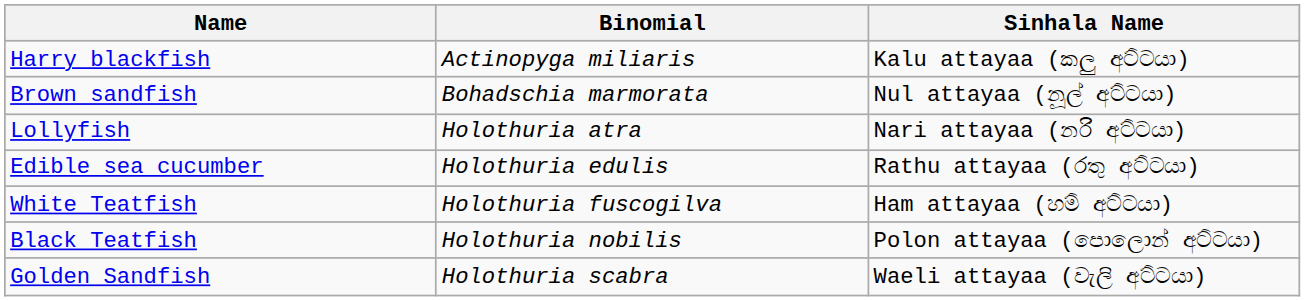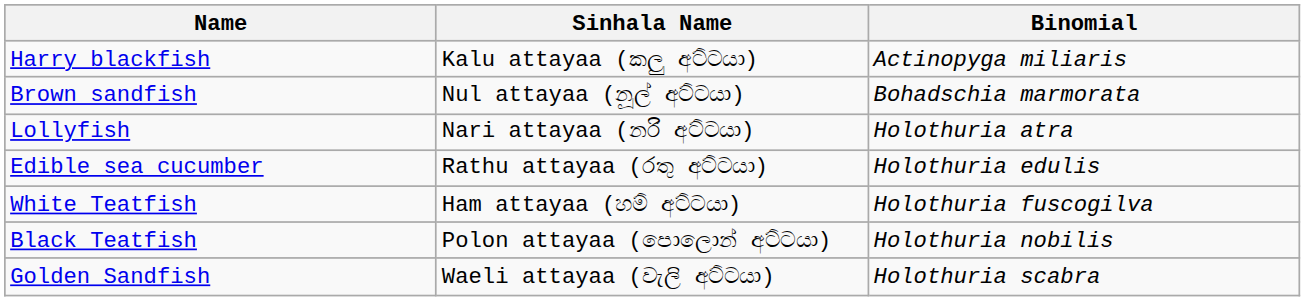columns swapped: (652, 23) <-> (1084, 23)
